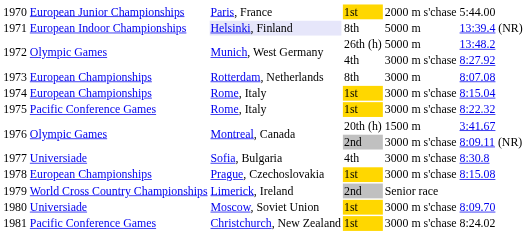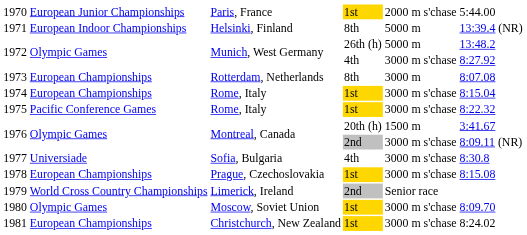(252, 28) lavender background -> (252, 28) no background
(58, 207) Universiade -> (68, 207) Olympic Games
(93, 223) Pacific Conference Games -> (91, 223) European Championships
